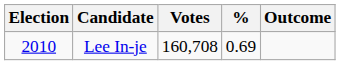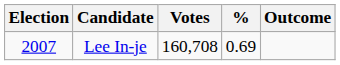(39, 45) 2010 -> (39, 45) 2007
